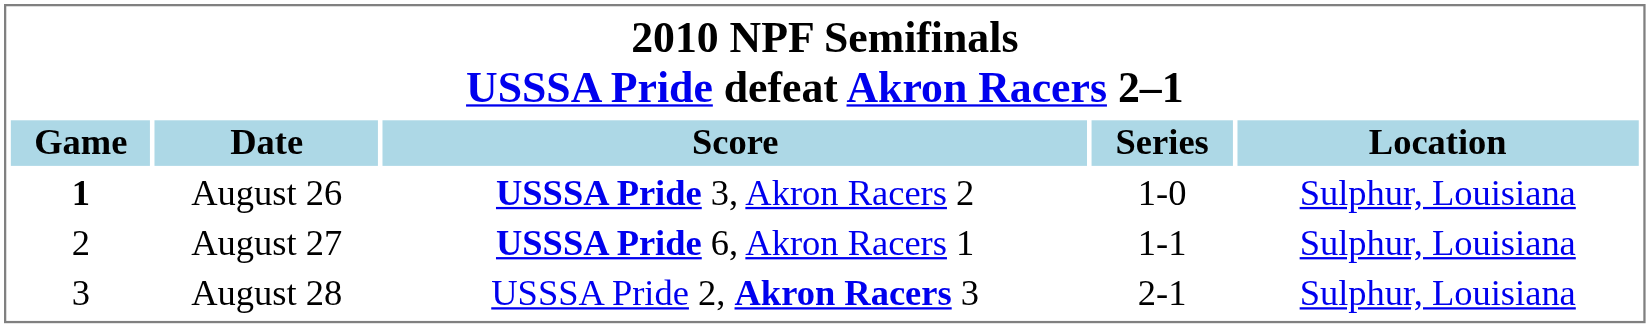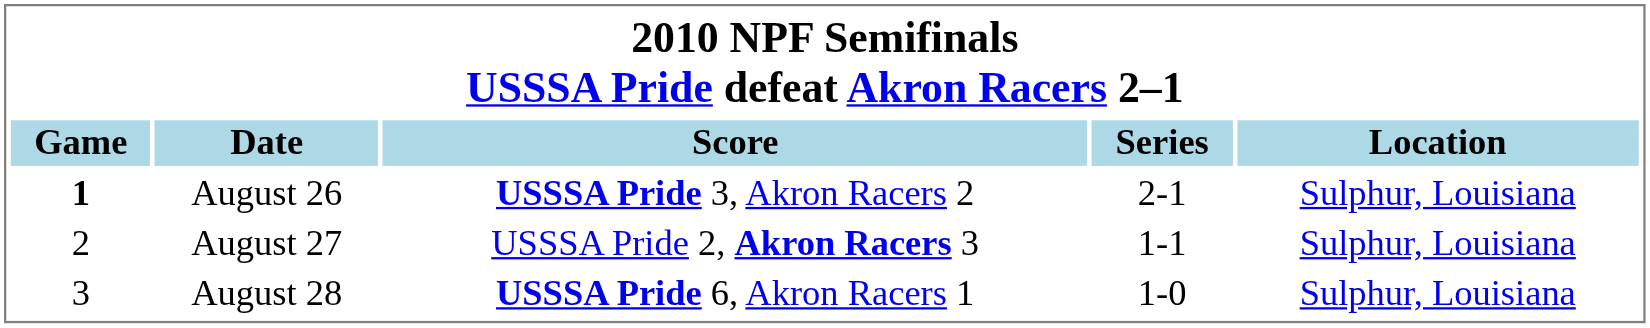(1162, 192) 1-0 -> (1162, 192) 2-1
(735, 242) USSSA Pride 6, Akron Racers 1 -> (735, 242) USSSA Pride 2, Akron Racers 3
(735, 292) USSSA Pride 2, Akron Racers 3 -> (735, 292) USSSA Pride 6, Akron Racers 1
(1162, 292) 2-1 -> (1162, 292) 1-0
